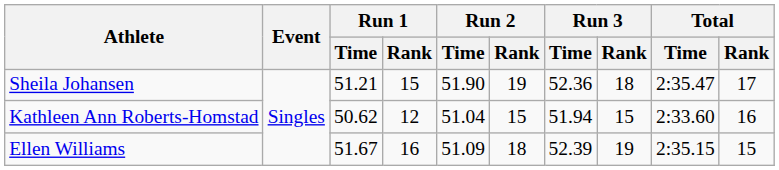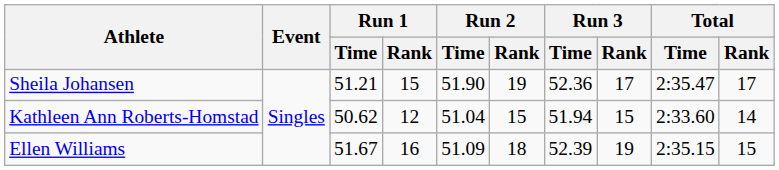(624, 85) 18 -> (624, 85) 17
(747, 117) 16 -> (747, 117) 14
